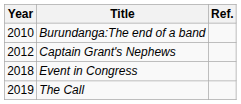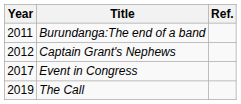(20, 33) 2010 -> (20, 33) 2011
(20, 71) 2018 -> (20, 71) 2017
